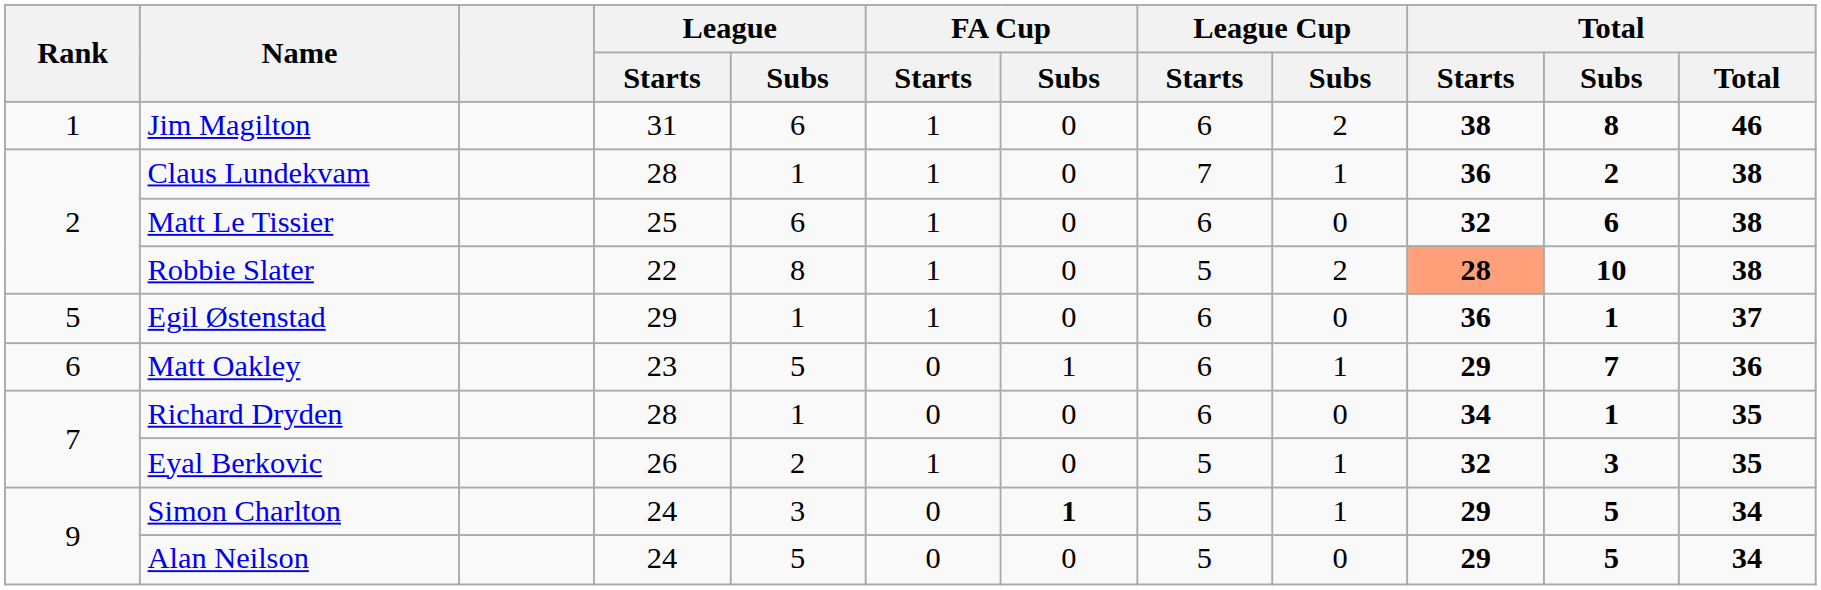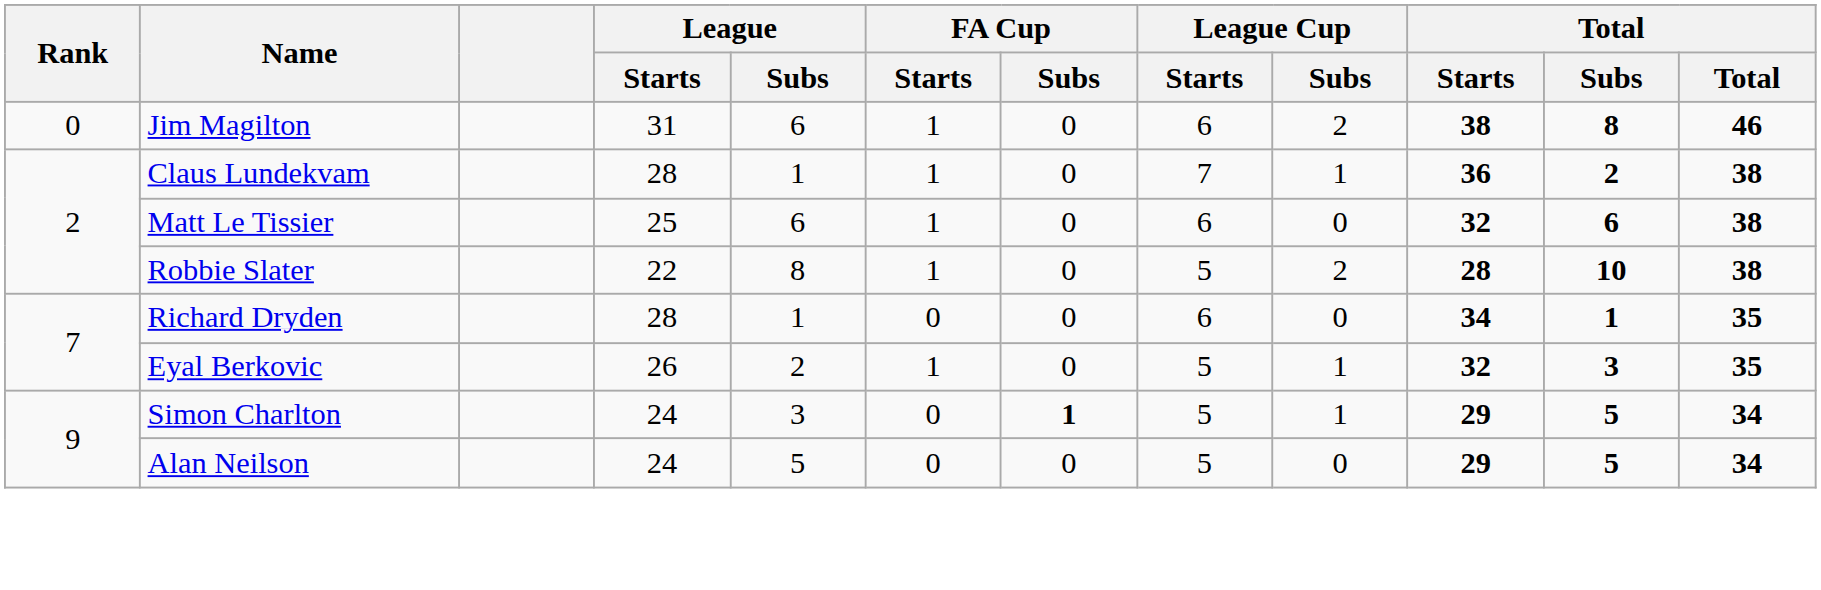(73, 125) 1 -> (73, 125) 0
(1476, 269) lightsalmon background -> (1476, 269) no background
- row: (237, 317)
- row: (224, 366)
